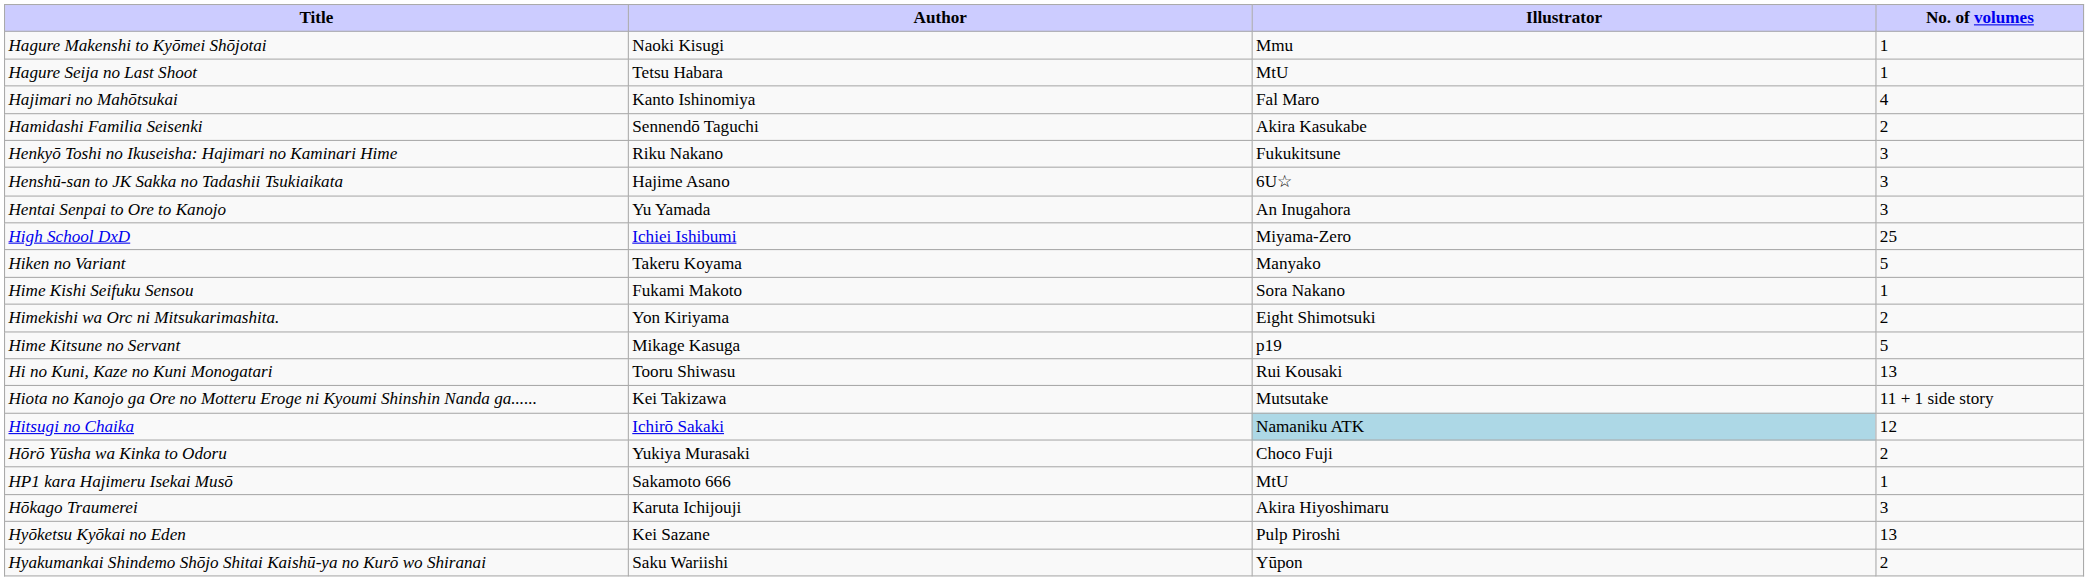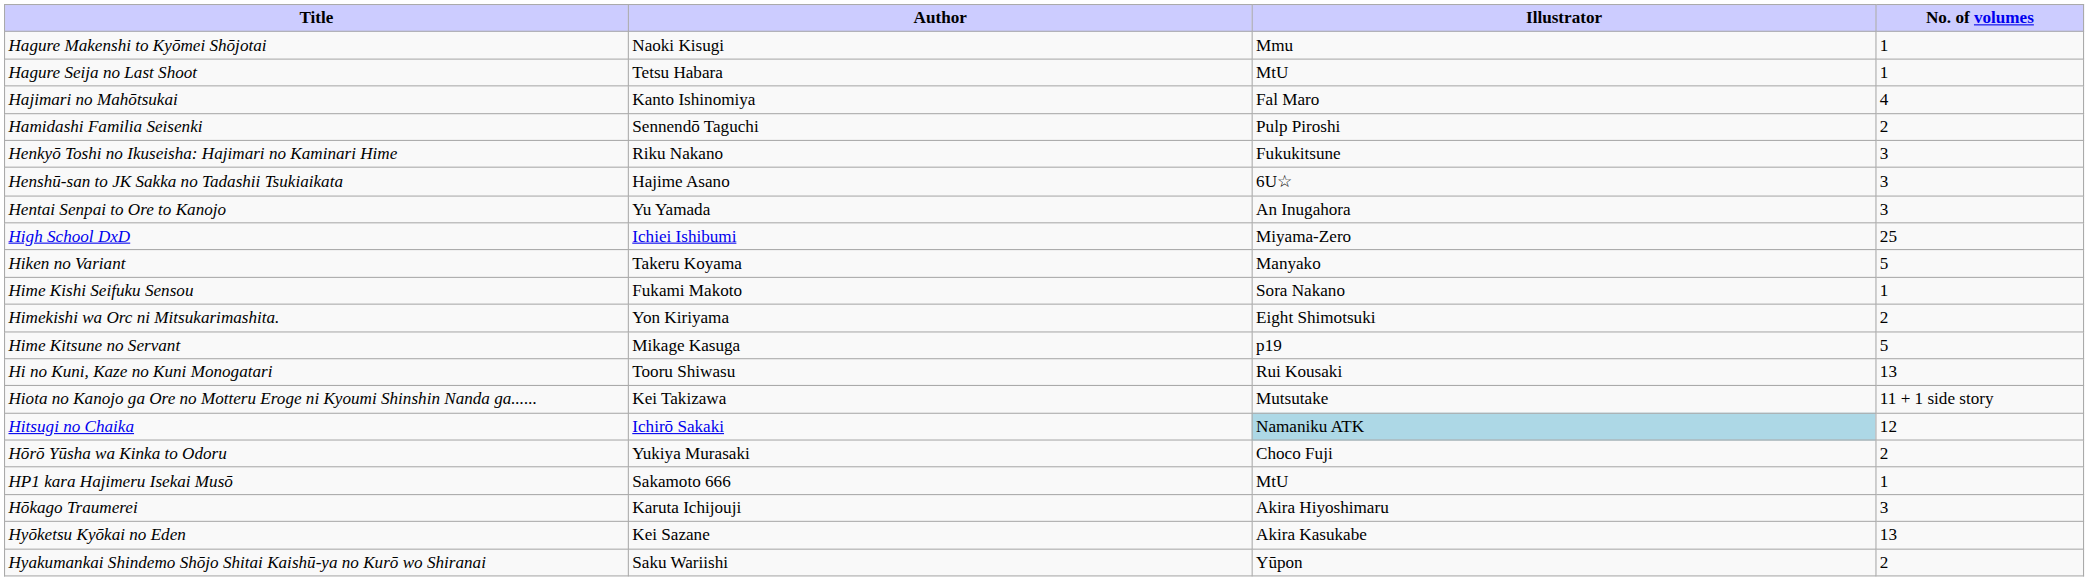(1311, 126) Akira Kasukabe -> (1298, 126) Pulp Piroshi
(1298, 535) Pulp Piroshi -> (1311, 535) Akira Kasukabe
